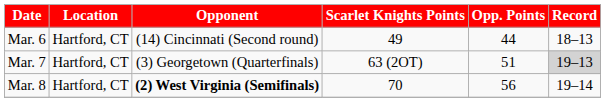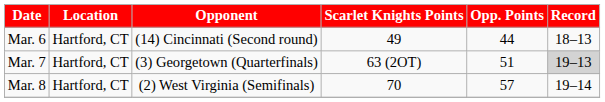(227, 85) bold -> (226, 85) normal
(508, 85) 56 -> (507, 85) 57
